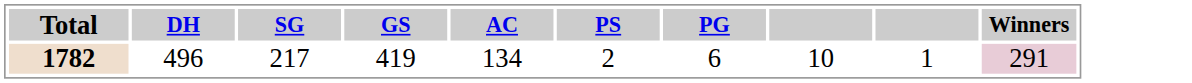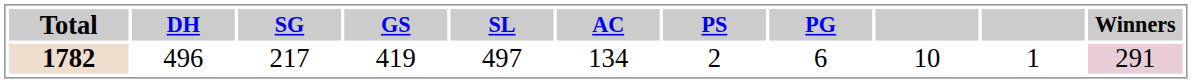+ column: (502, 25)
